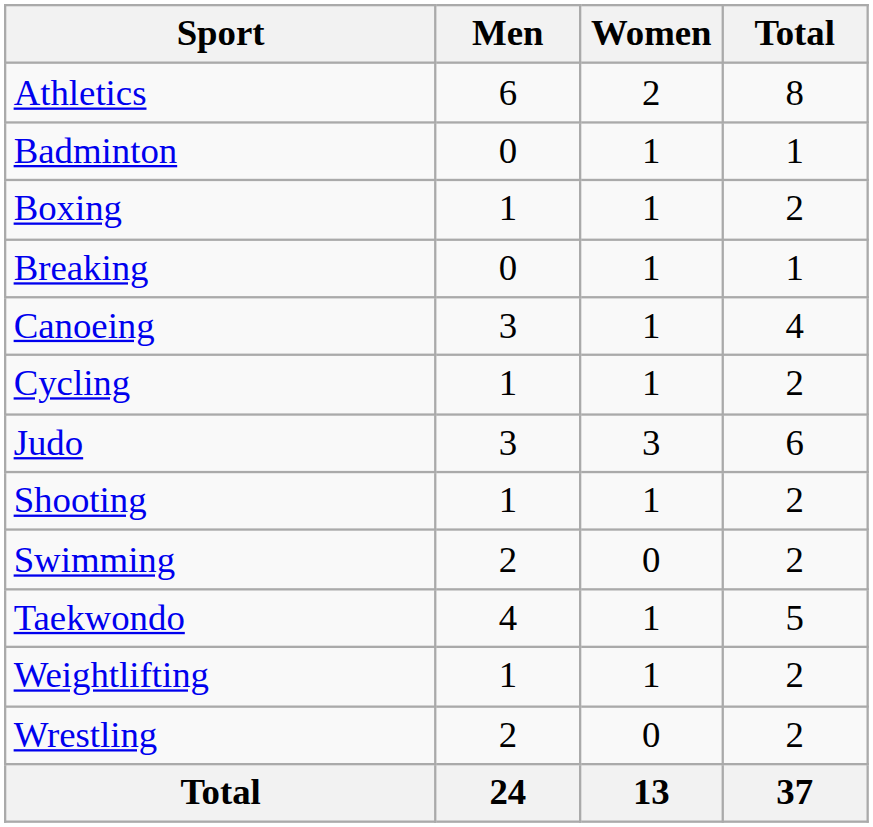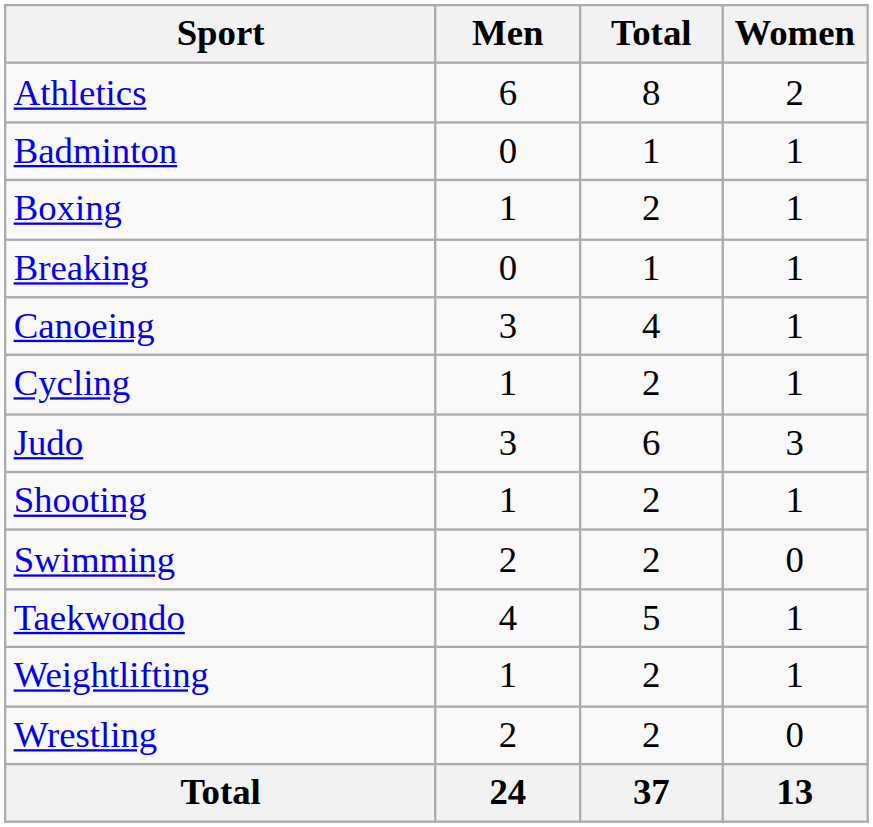columns swapped: (651, 33) <-> (795, 33)
